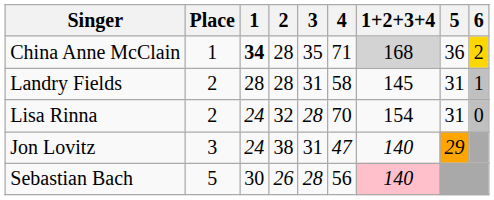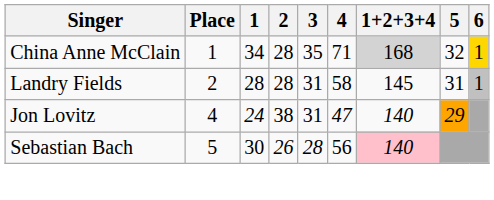(254, 52) bold -> (254, 52) normal
(454, 52) 36 -> (454, 52) 32
(479, 52) 2 -> (479, 52) 1
- row: (54, 115)
(212, 147) 3 -> (212, 115) 4
